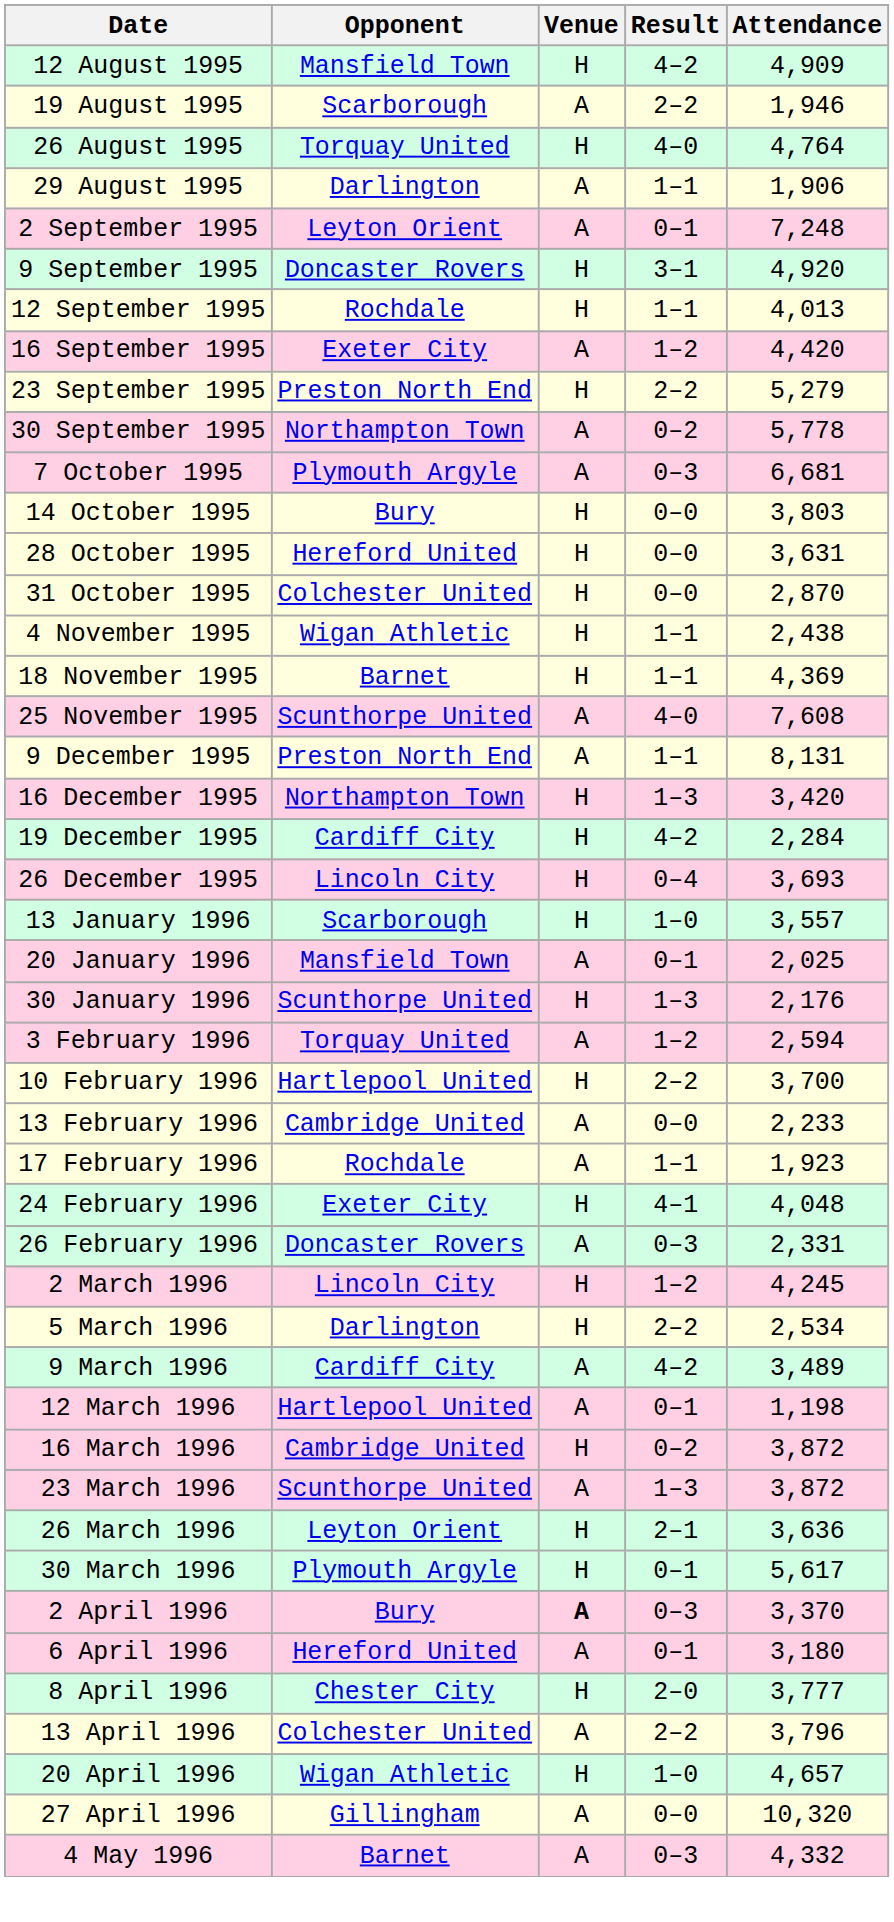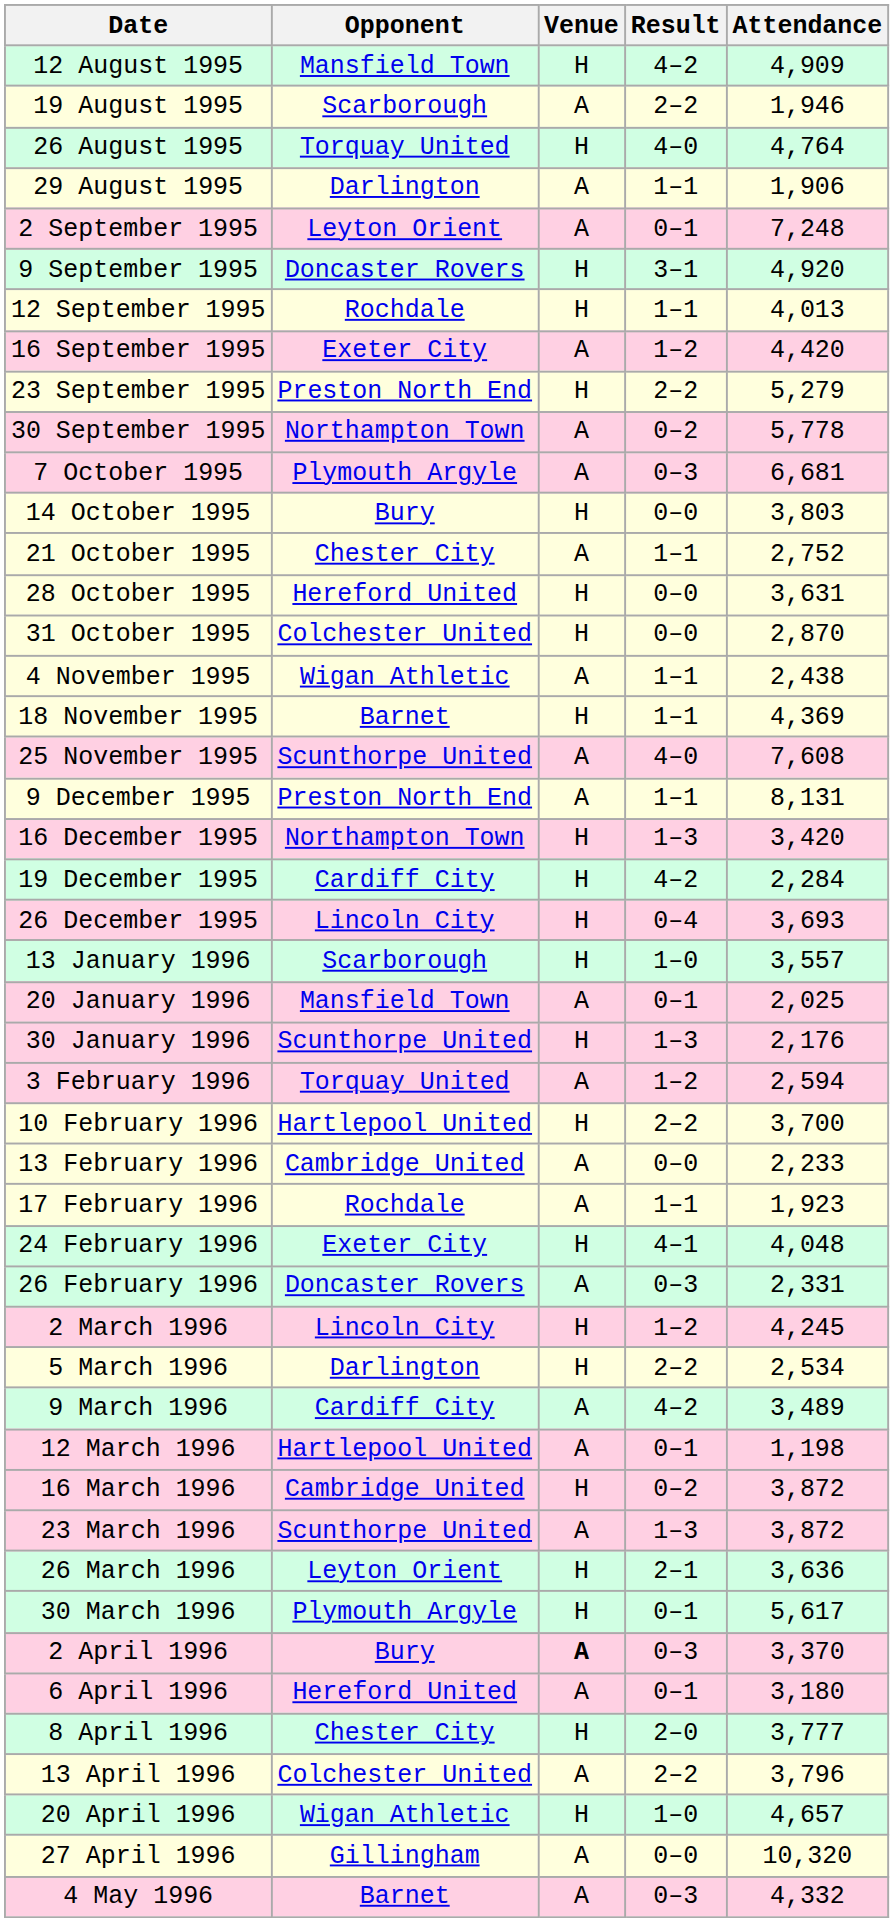+ row: (138, 554)
(581, 635) H -> (581, 676) A
